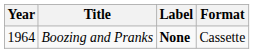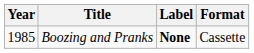(21, 37) 1964 -> (21, 37) 1985
